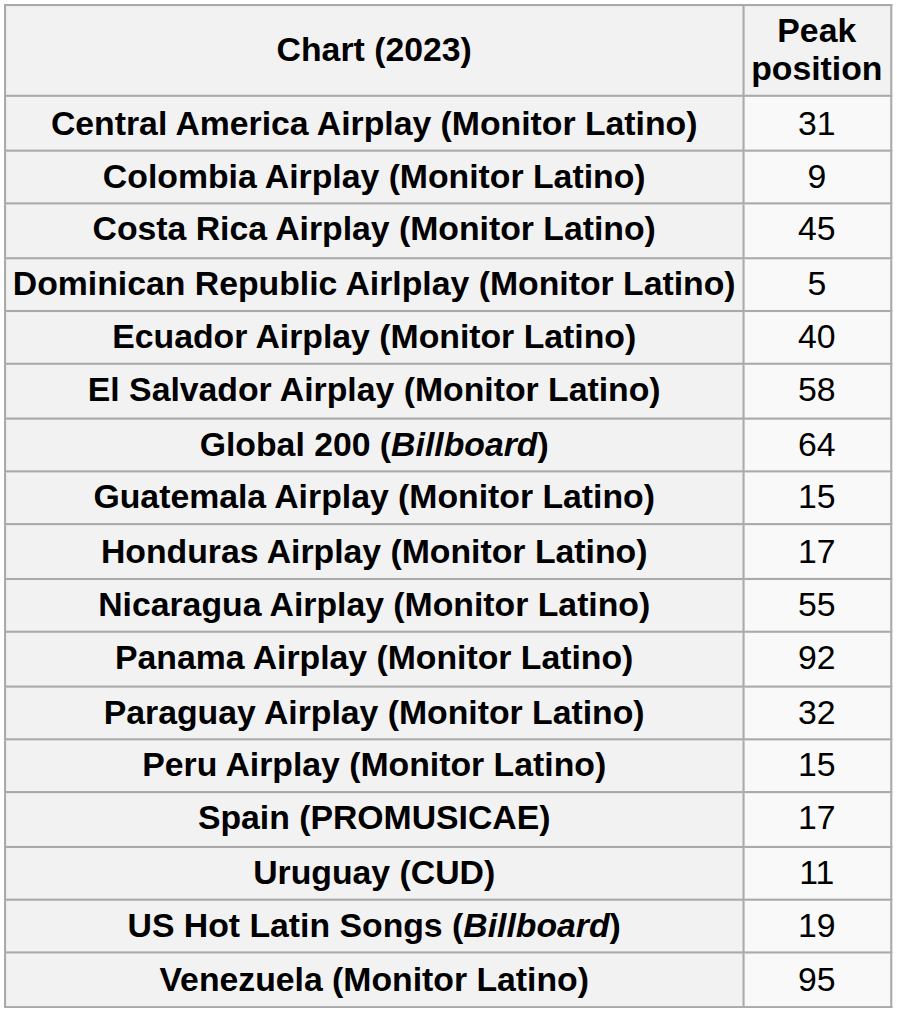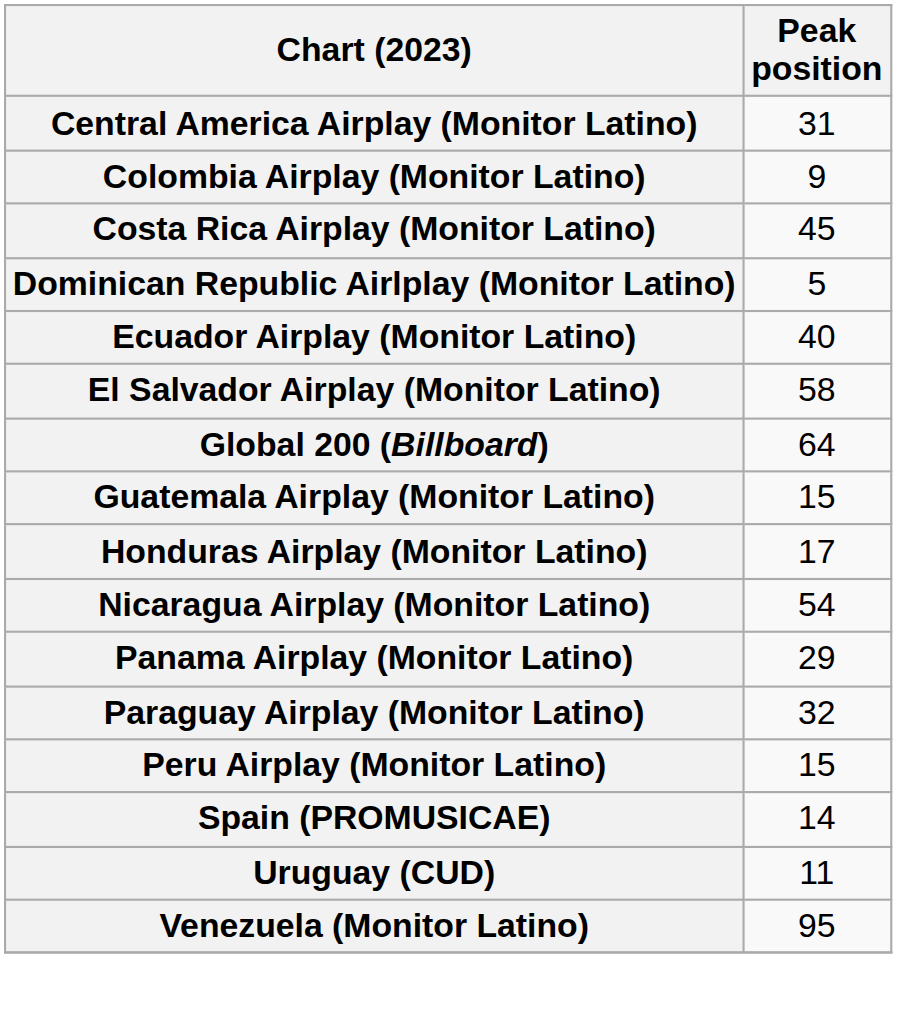(817, 604) 55 -> (817, 604) 54
(817, 658) 92 -> (817, 658) 29
(817, 818) 17 -> (817, 818) 14
- row: (374, 925)
